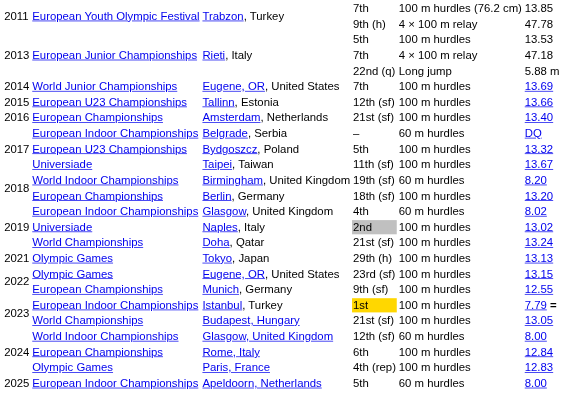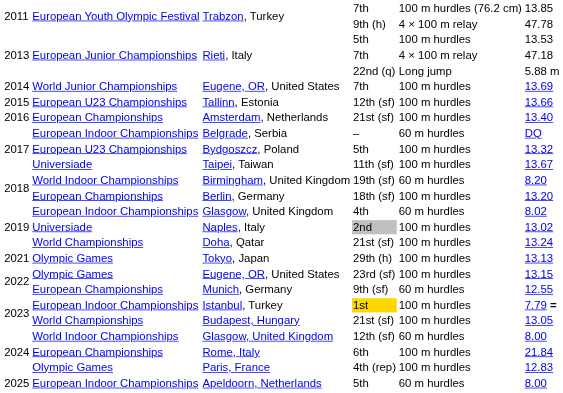(435, 289) 100 m hurdles -> (432, 289) 60 m hurdles
(539, 352) 12.84 -> (539, 352) 21.84
